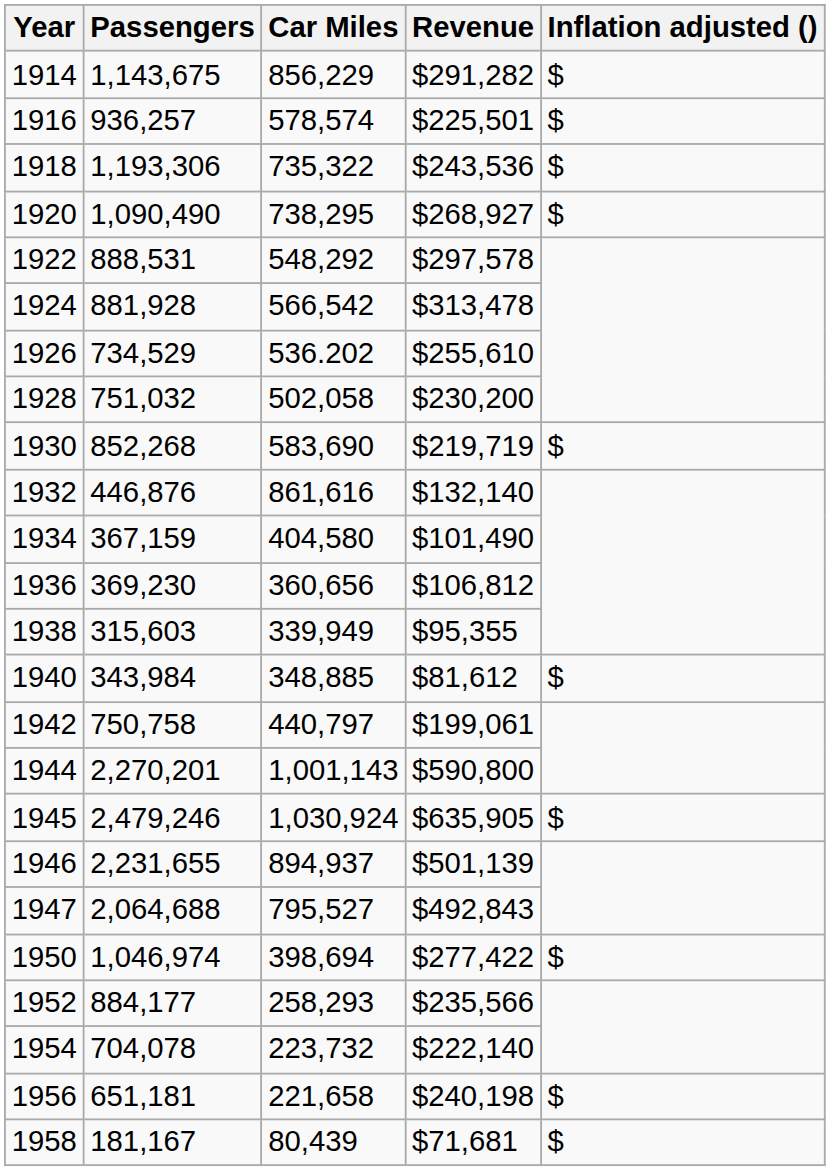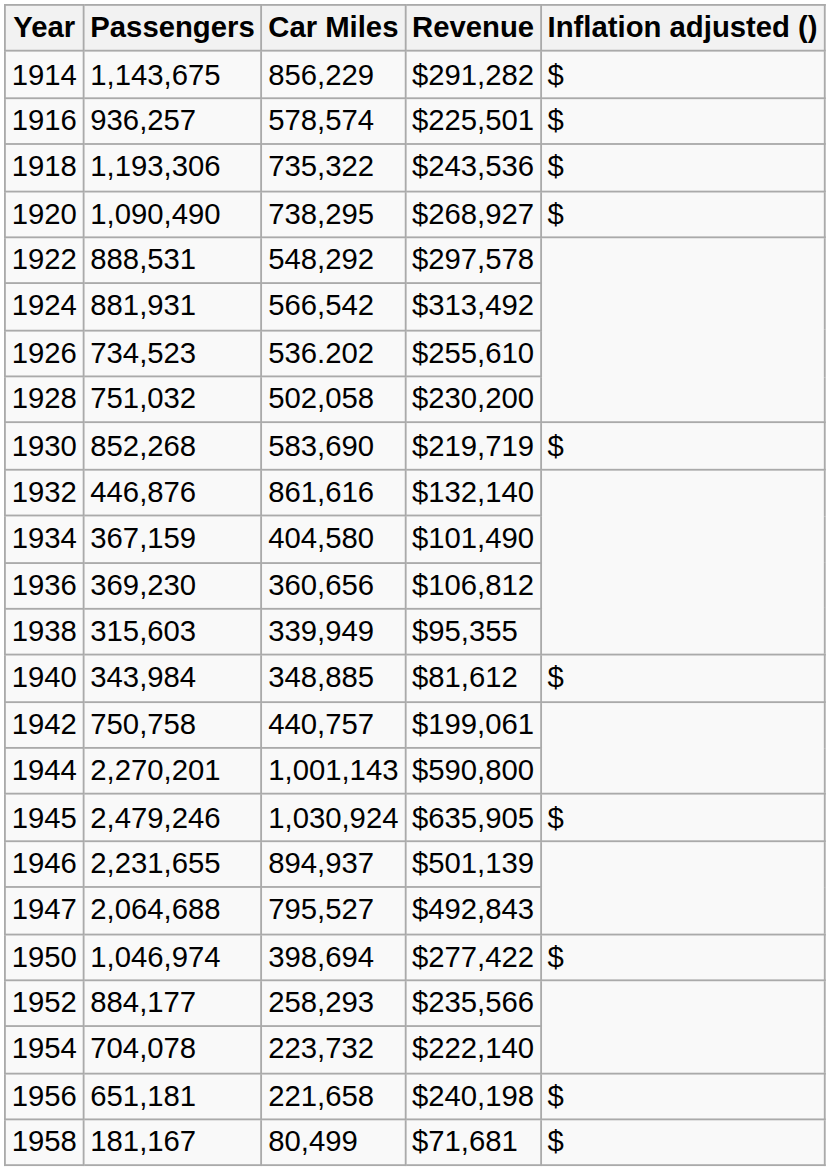(143, 306) 881,928 -> (143, 306) 881,931
(473, 306) $313,478 -> (473, 306) $313,492
(143, 352) 734,529 -> (143, 352) 734,523
(321, 724) 440,797 -> (321, 724) 440,757
(313, 1142) 80,439 -> (313, 1142) 80,499
